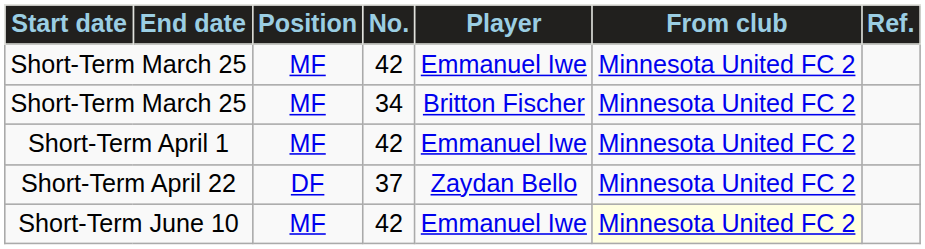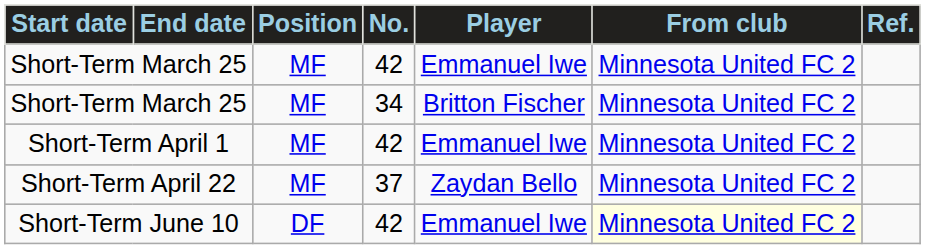(308, 183) DF -> (308, 183) MF
(308, 223) MF -> (308, 223) DF
